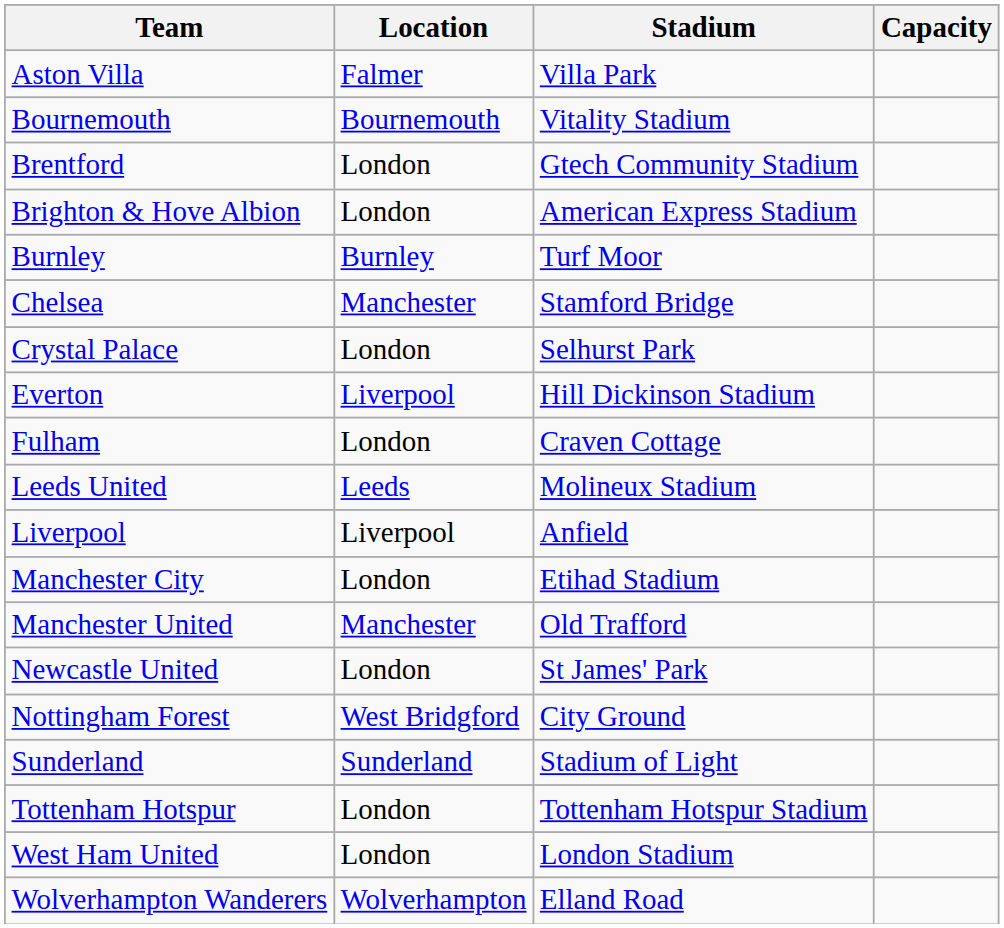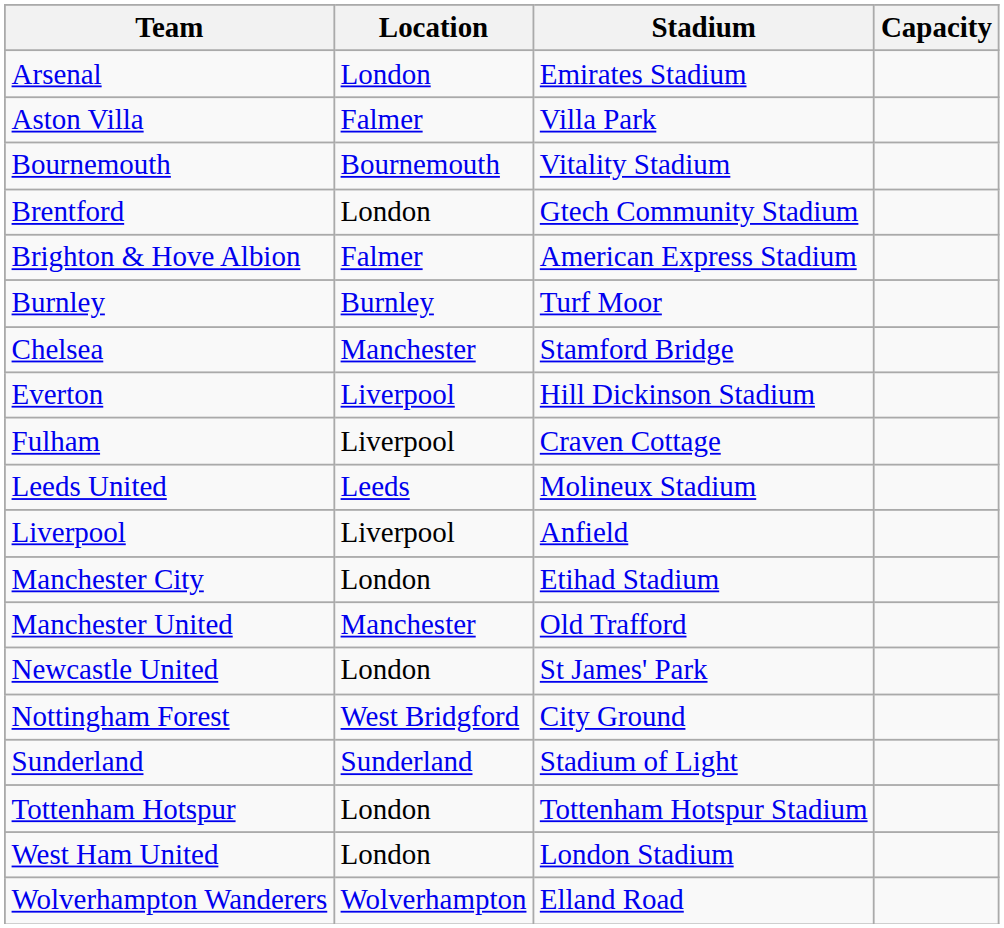+ row: (57, 73)
(386, 211) London -> (382, 257) Falmer
- row: (95, 348)
(386, 440) London -> (398, 440) Liverpool
